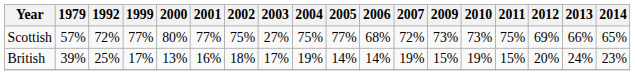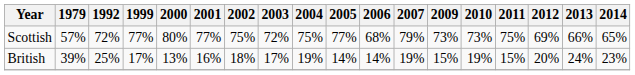(276, 37) 27% -> (276, 37) 72%
(412, 37) 72% -> (412, 37) 79%
